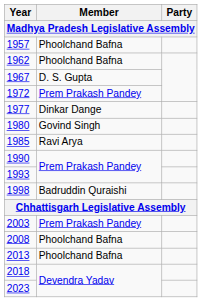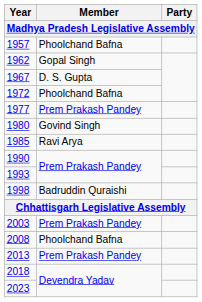(81, 61) Phoolchand Bafna -> (67, 61) Gopal Singh
(90, 93) Prem Prakash Pandey -> (81, 93) Phoolchand Bafna
(70, 110) Dinkar Dange -> (90, 110) Prem Prakash Pandey
(81, 256) Phoolchand Bafna -> (90, 256) Prem Prakash Pandey
